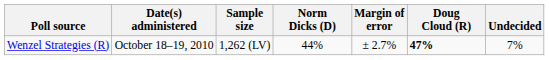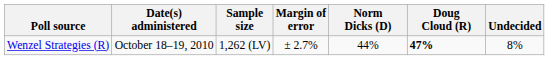columns swapped: (379, 20) <-> (312, 20)
(515, 45) 7% -> (515, 45) 8%
